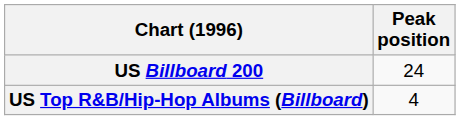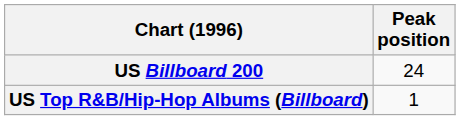(414, 99) 4 -> (414, 99) 1
